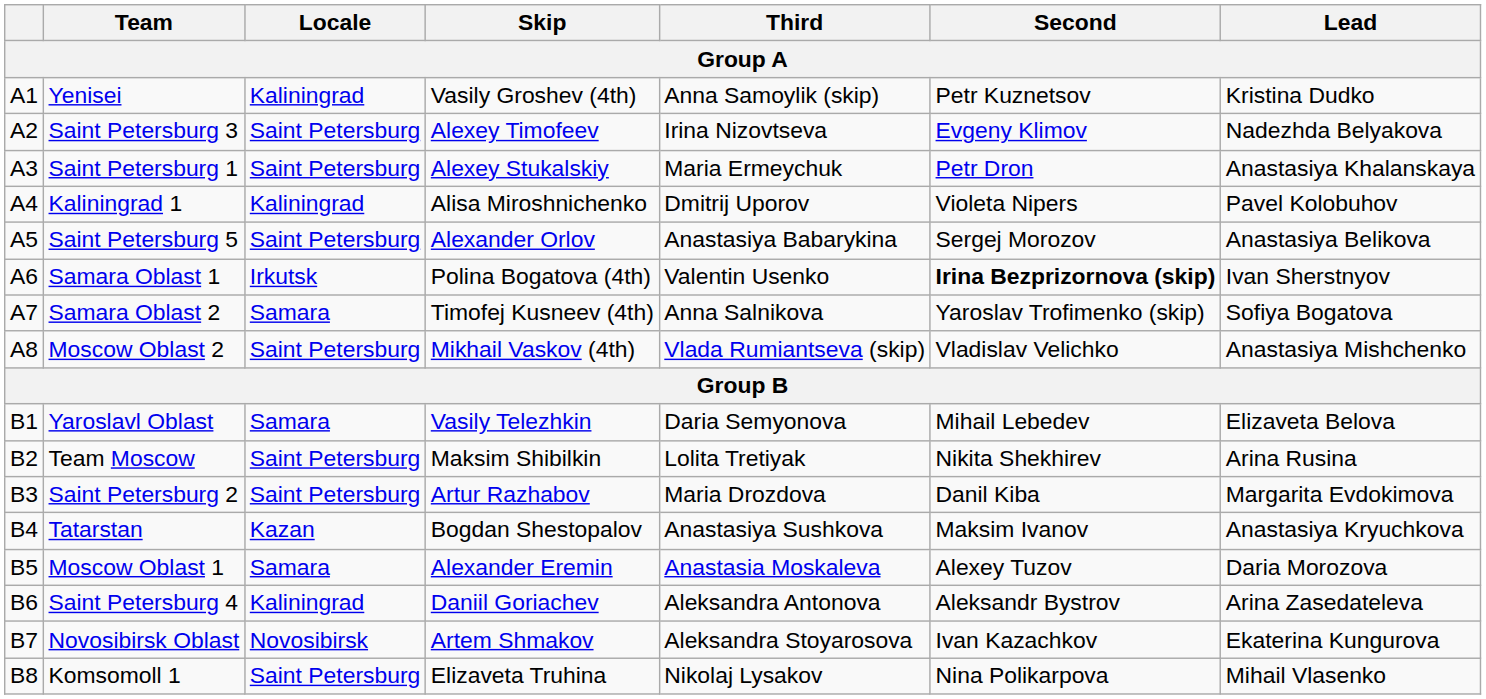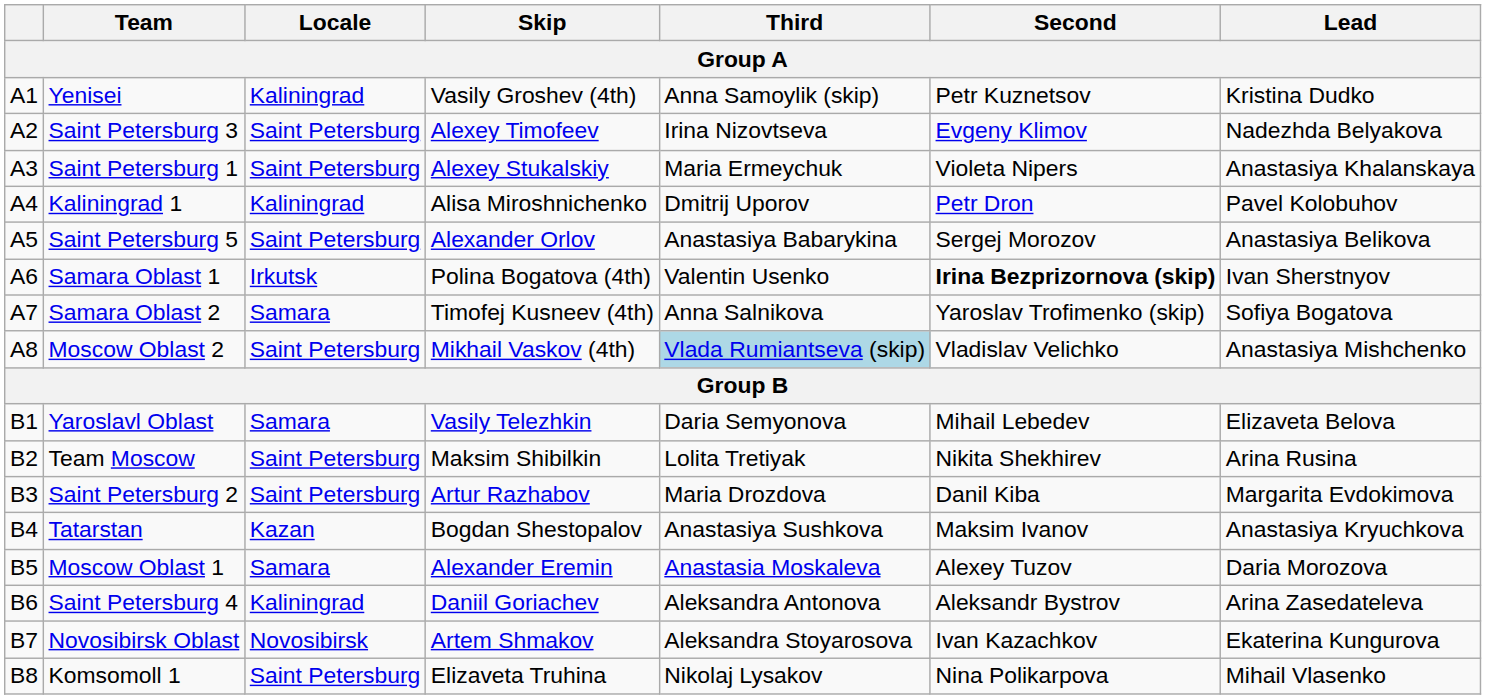(985, 167) Petr Dron -> (1007, 167) Violeta Nipers
(1007, 204) Violeta Nipers -> (985, 204) Petr Dron
(795, 349) no background -> (795, 349) lightblue background
